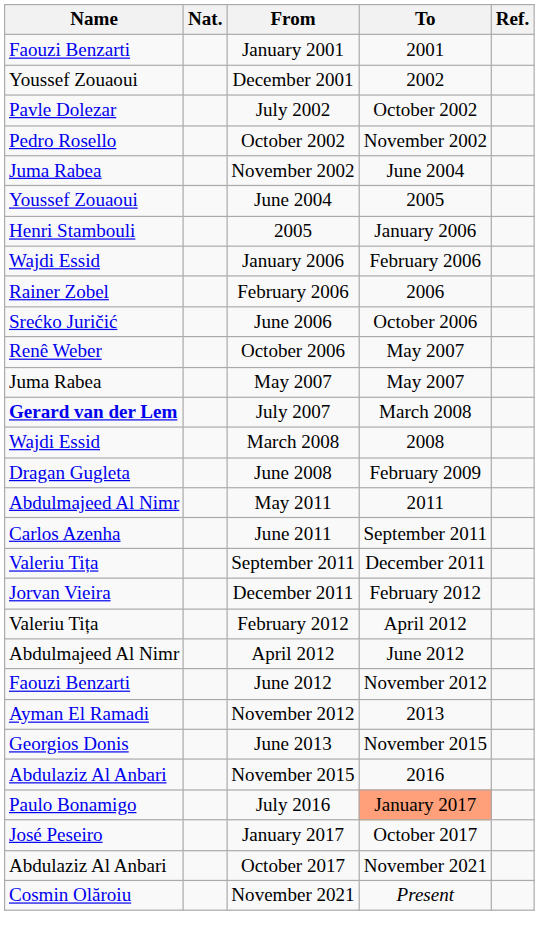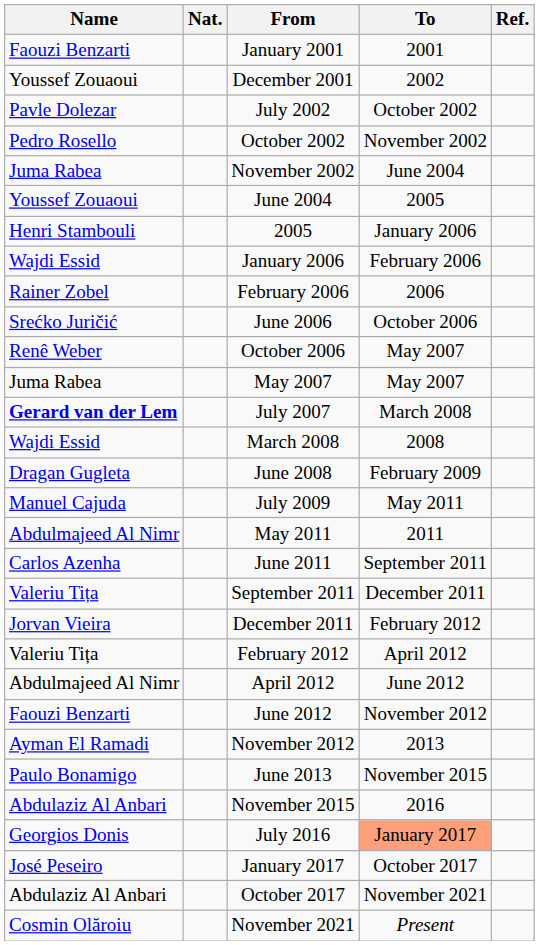+ row: (293, 502)
(69, 744) Georgios Donis -> (73, 774) Paulo Bonamigo
(73, 804) Paulo Bonamigo -> (69, 834) Georgios Donis
